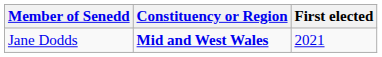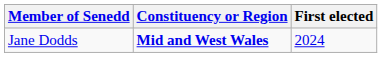(310, 40) 2021 -> (310, 40) 2024
